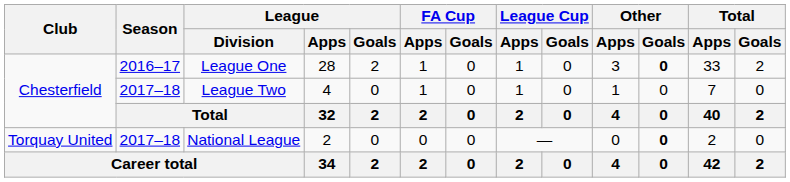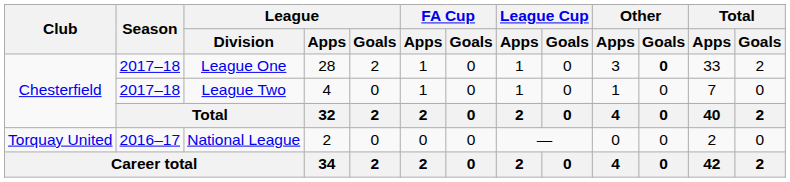(150, 66) 2016–17 -> (150, 66) 2017–18
(150, 139) 2017–18 -> (150, 139) 2016–17
(664, 139) bold -> (664, 139) normal
